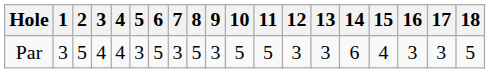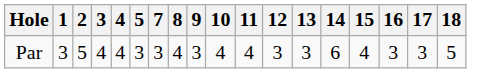- column: (158, 20)
(196, 51) 5 -> (177, 51) 4
(240, 51) 5 -> (220, 51) 4
(268, 51) 5 -> (249, 51) 4
